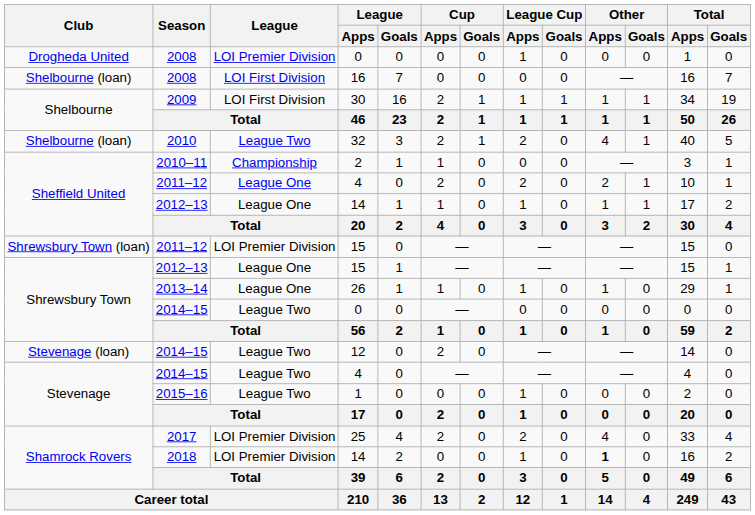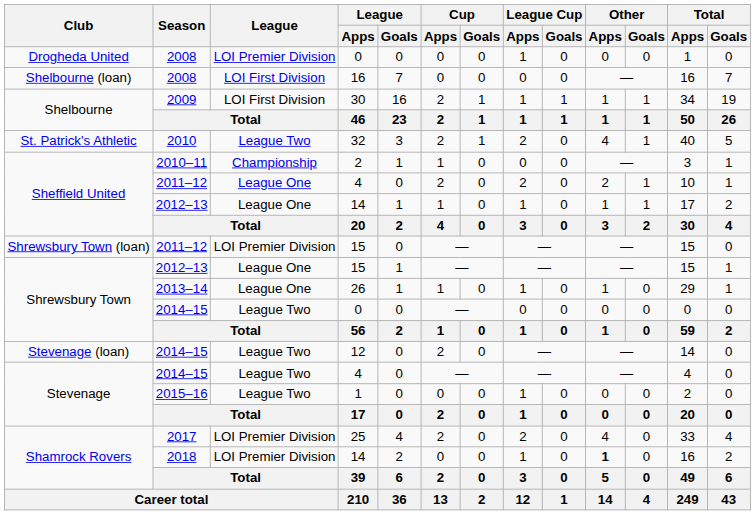(79, 141) Shelbourne (loan) -> (79, 141) St. Patrick's Athletic
